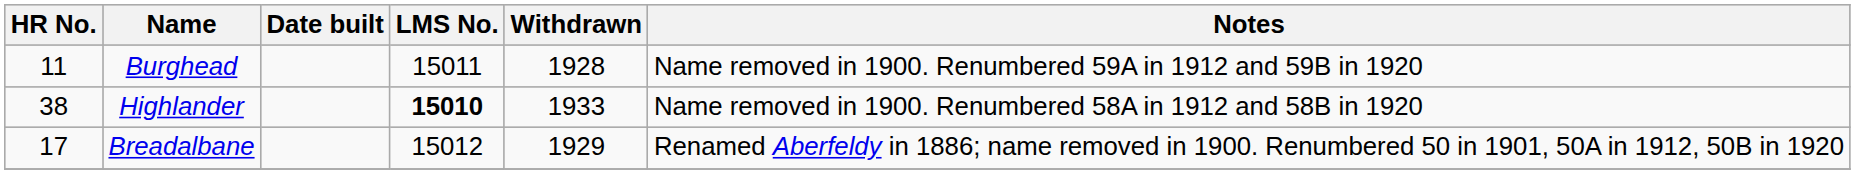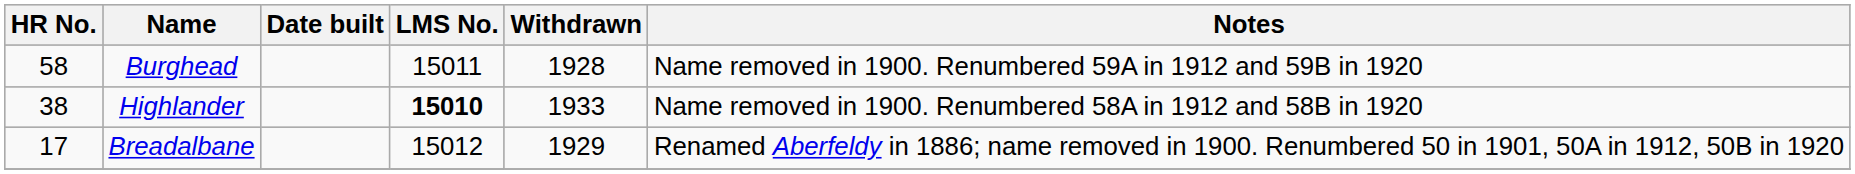(54, 65) 11 -> (54, 65) 58
